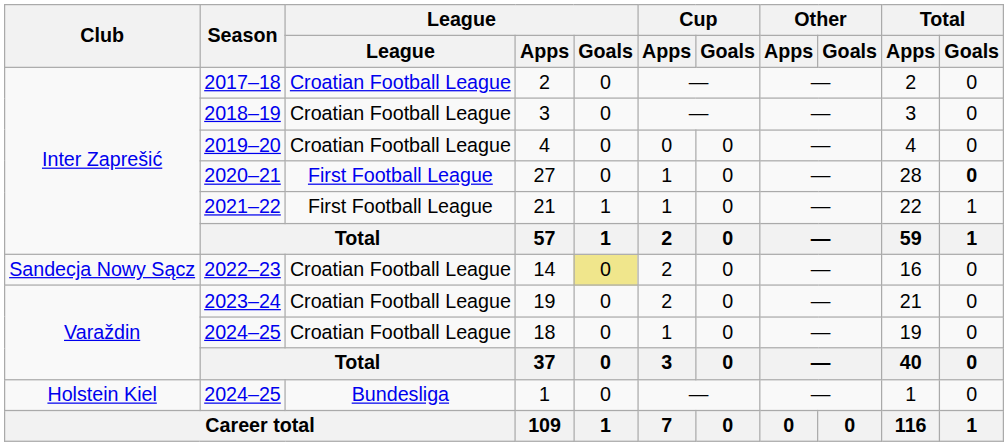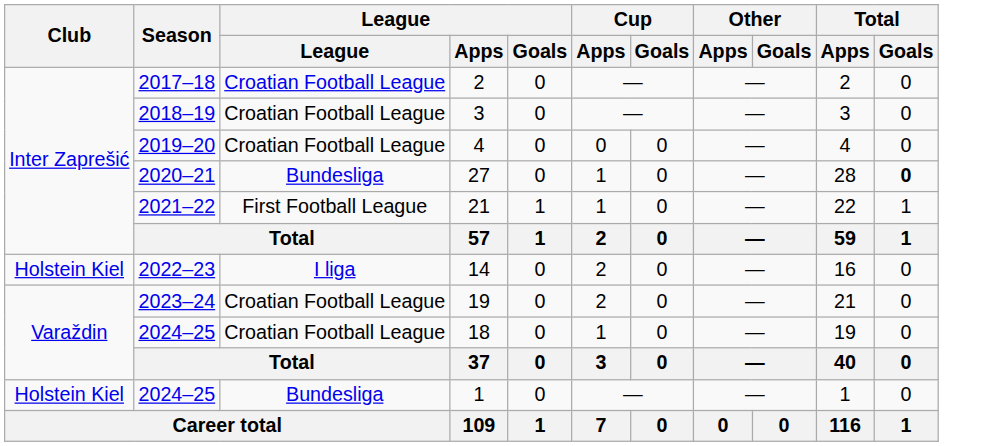(400, 176) First Football League -> (335, 176) Bundesliga
(102, 269) Sandecja Nowy Sącz -> (69, 269) Holstein Kiel
(400, 269) Croatian Football League -> (335, 269) I liga
(606, 269) khaki background -> (540, 269) no background
